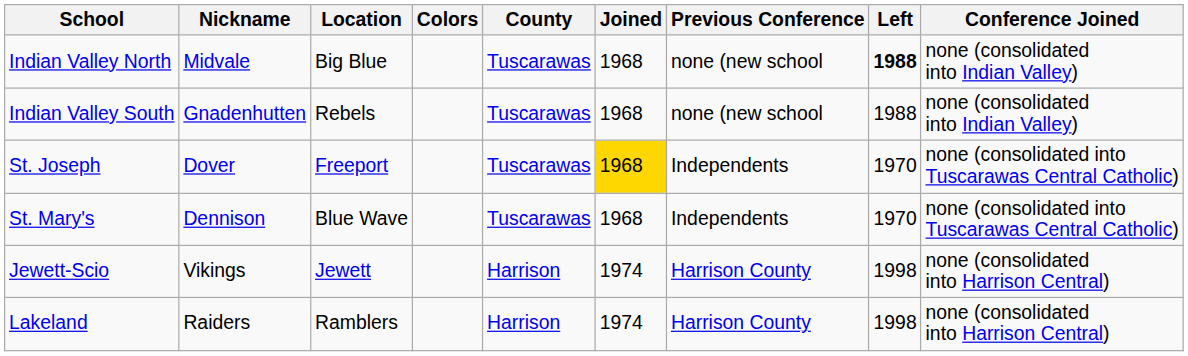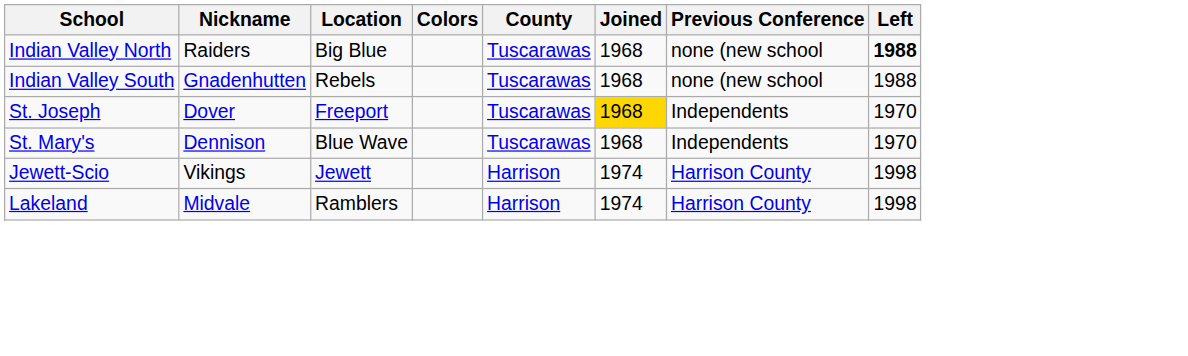- column: (1052, 19)
(217, 61) Midvale -> (217, 50) Raiders
(217, 323) Raiders -> (217, 204) Midvale
